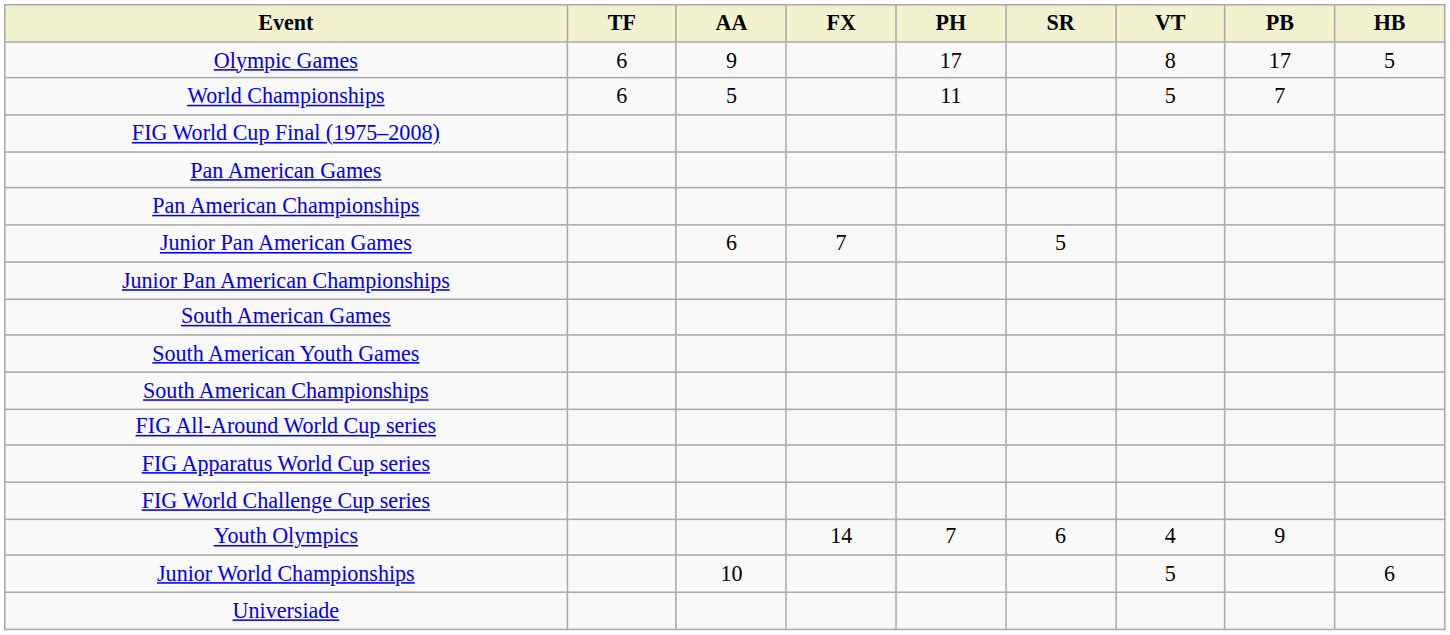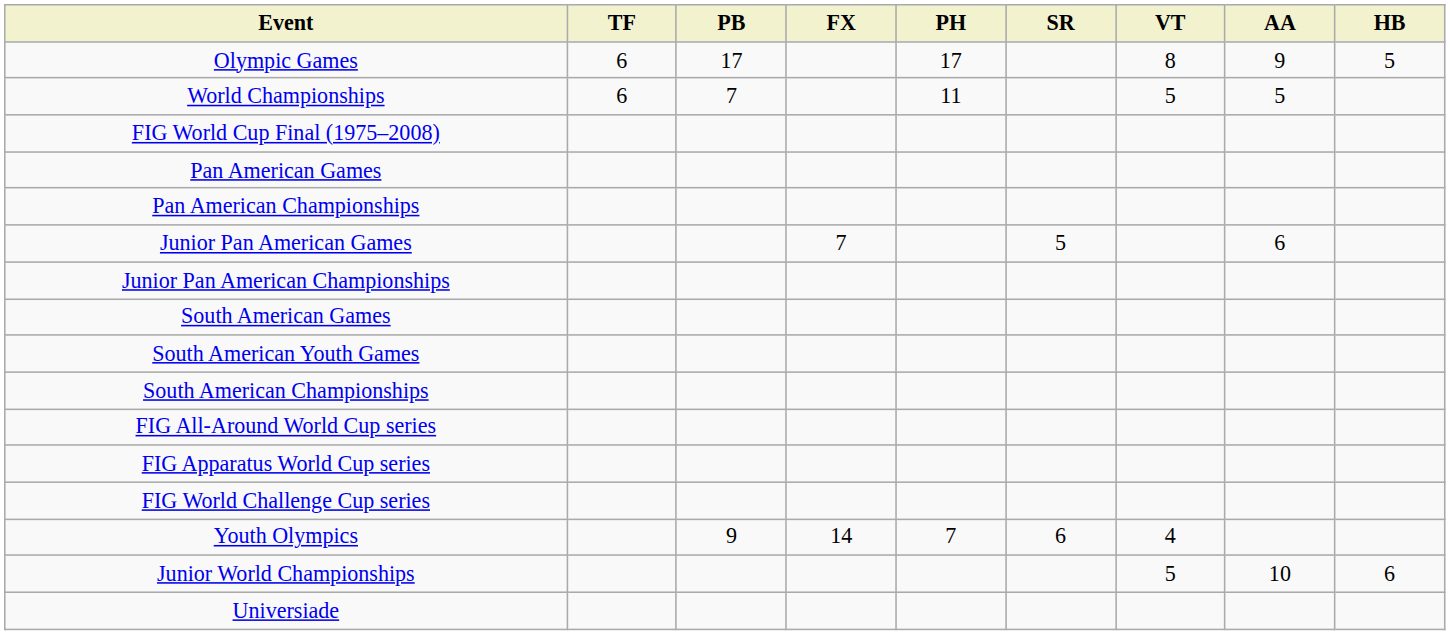columns swapped: (731, 22) <-> (1280, 22)
